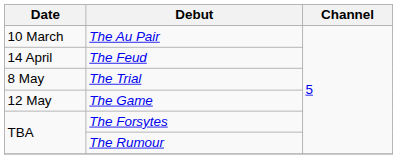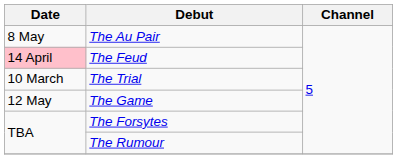(36, 36) 10 March -> (26, 36) 8 May
(30, 57) no background -> (30, 57) pink background
(26, 79) 8 May -> (36, 79) 10 March
